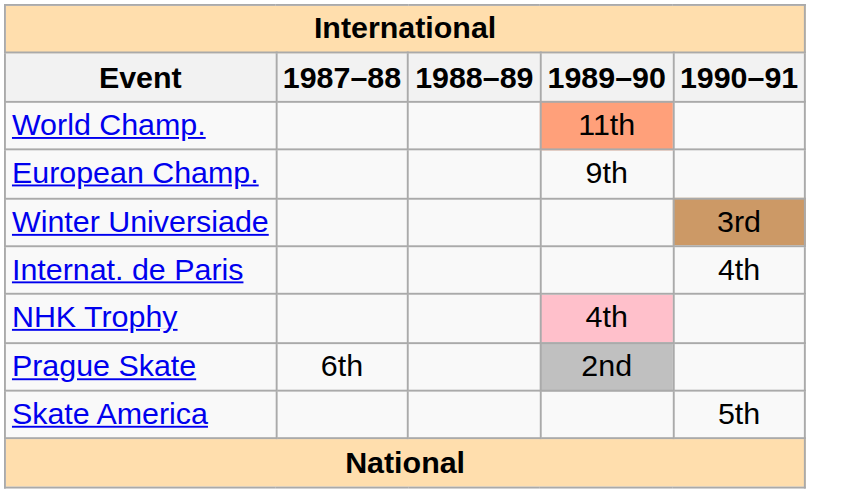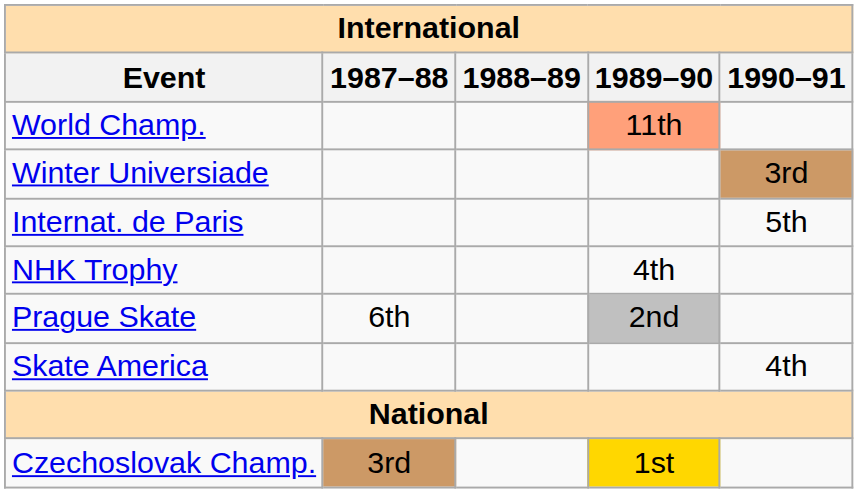- row: (135, 173)
(739, 269) 4th -> (786, 221) 5th
(607, 317) pink background -> (654, 269) no background
(739, 414) 5th -> (786, 366) 4th
+ row: (164, 462)
